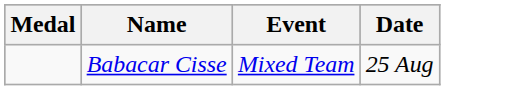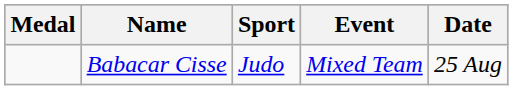+ column: (266, 24)
